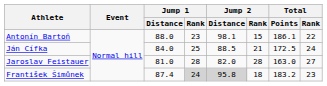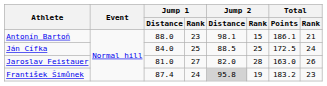(311, 36) 22 -> (311, 36) 21
(258, 49) 21 -> (258, 49) 25
(196, 62) 28 -> (196, 62) 27
(311, 62) 27 -> (311, 62) 26
(196, 74) lightgrey background -> (196, 74) no background
(258, 74) 18 -> (258, 74) 19
